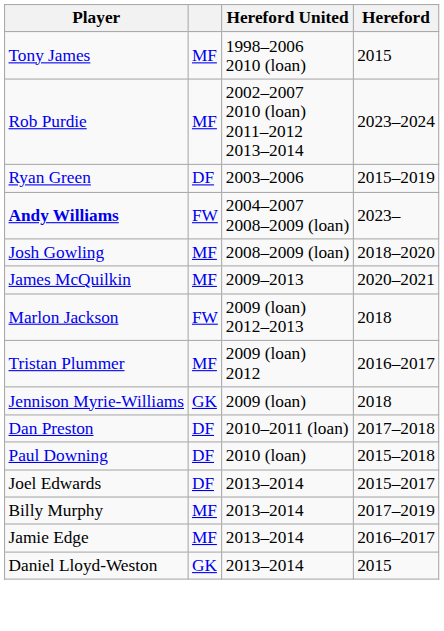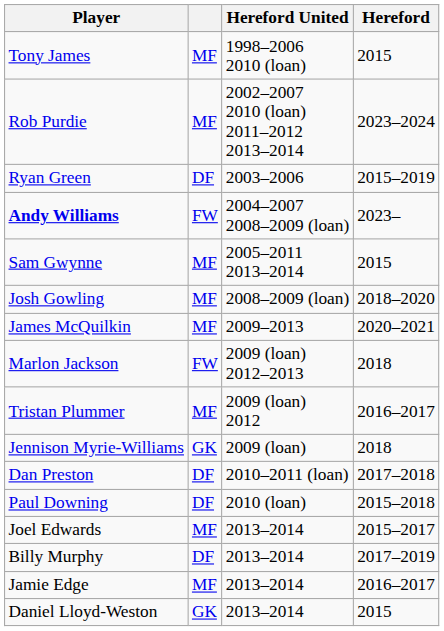+ row: (55, 262)
(203, 483) DF -> (204, 529) MF
(204, 510) MF -> (203, 557) DF
